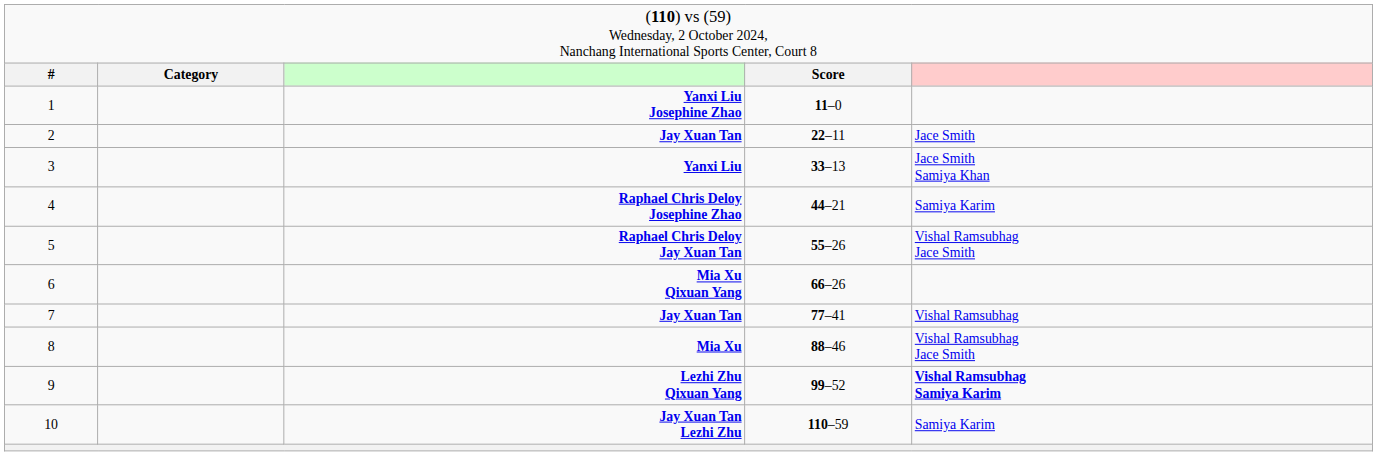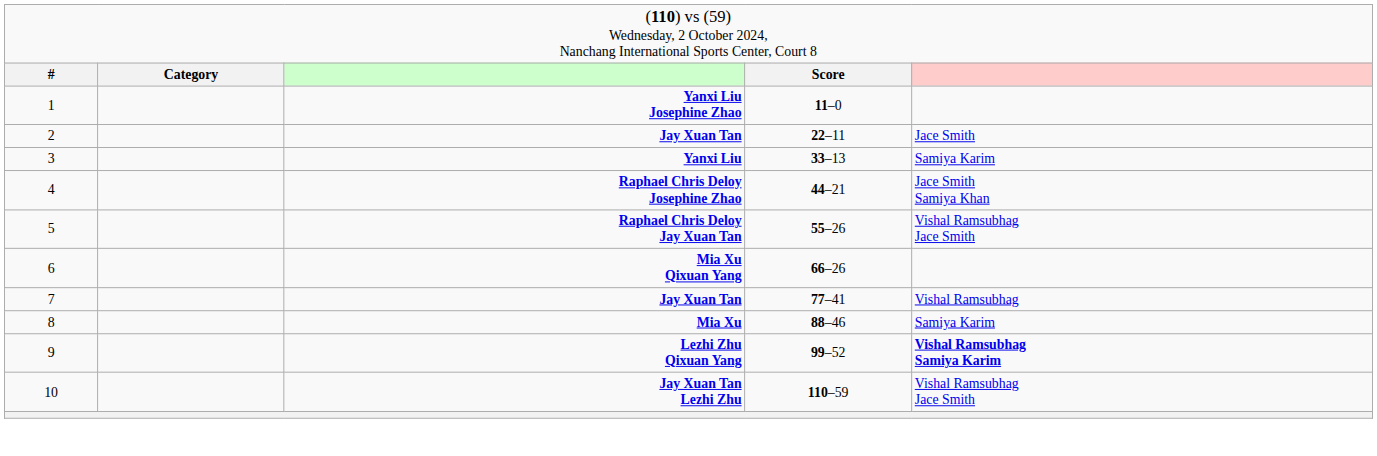(952, 167) Jace Smith Samiya Khan -> (955, 159) Samiya Karim
(955, 206) Samiya Karim -> (952, 190) Jace Smith Samiya Khan
(967, 346) Vishal Ramsubhag Jace Smith -> (955, 322) Samiya Karim
(955, 425) Samiya Karim -> (967, 392) Vishal Ramsubhag Jace Smith
